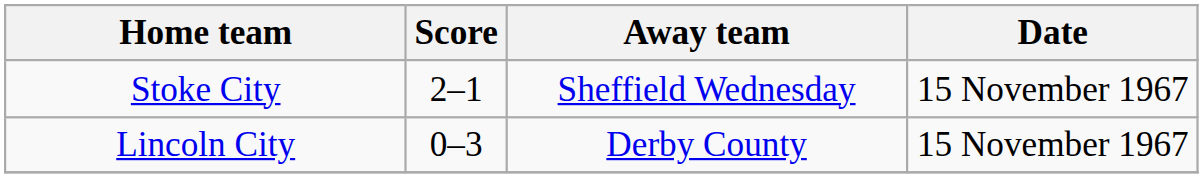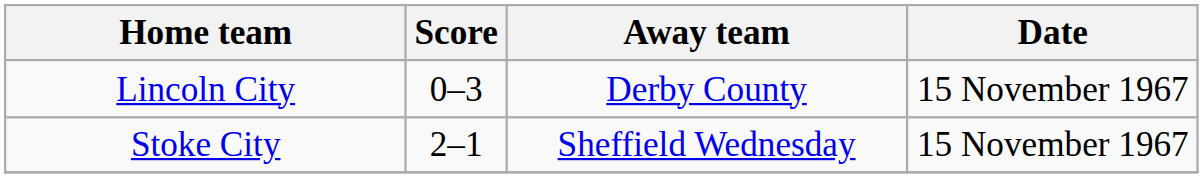rows swapped: (206, 144) <-> (206, 88)
